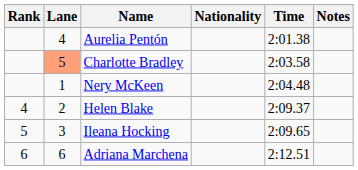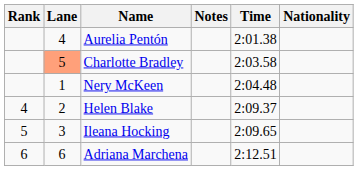columns swapped: (228, 16) <-> (333, 16)
